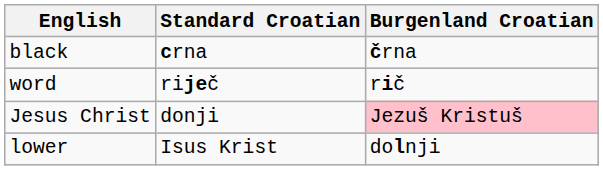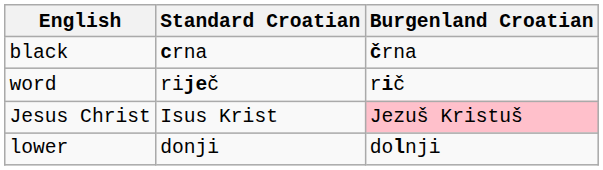(190, 117) donji -> (219, 117) Isus Krist
(219, 149) Isus Krist -> (190, 149) donji
